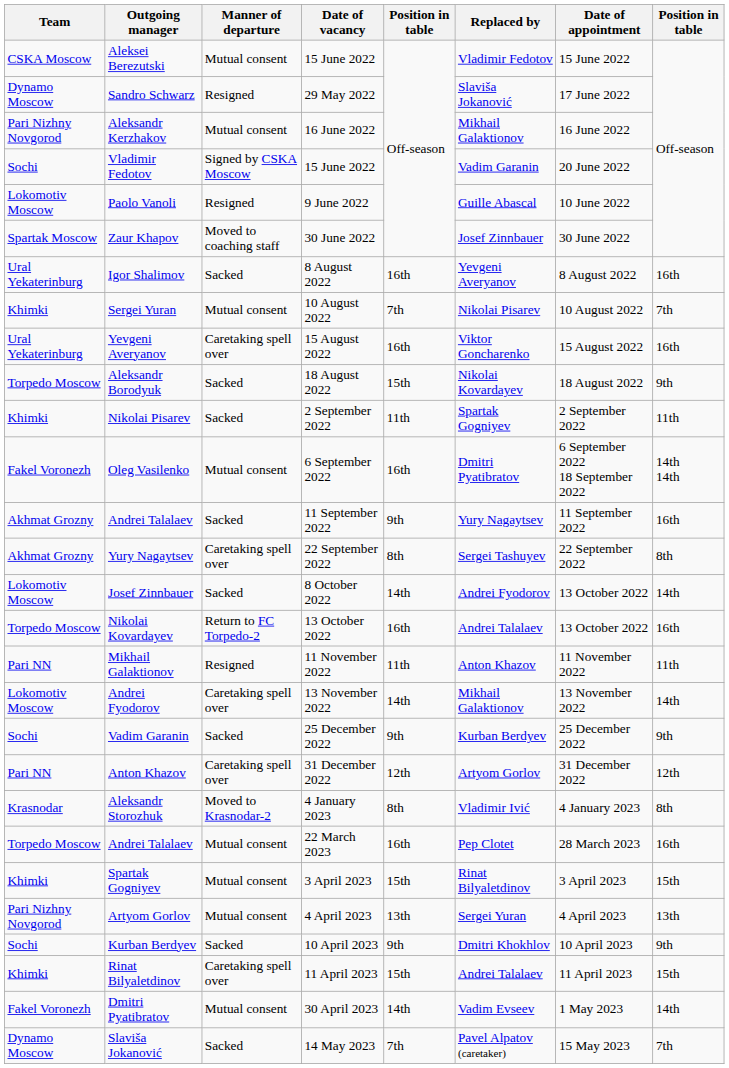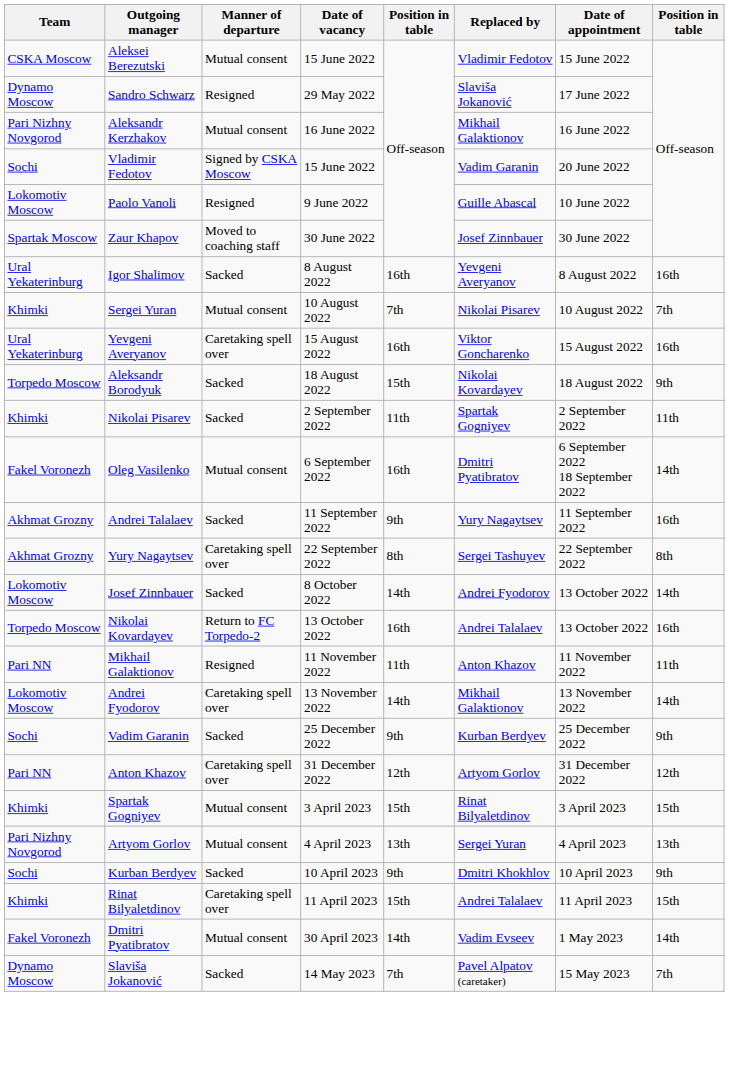(668, 469) 14th 14th -> (668, 469) 14th
- row: (135, 808)
- row: (150, 844)
